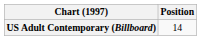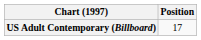(177, 27) 14 -> (177, 27) 17
